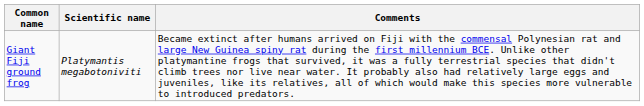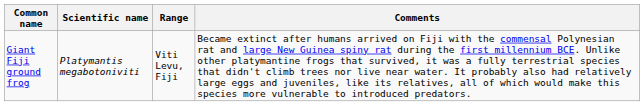+ column: (174, 18)
